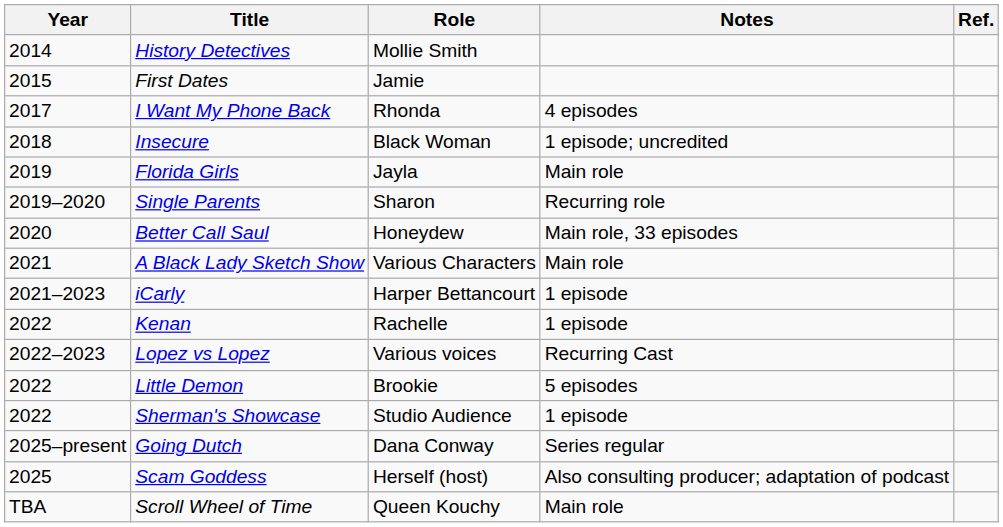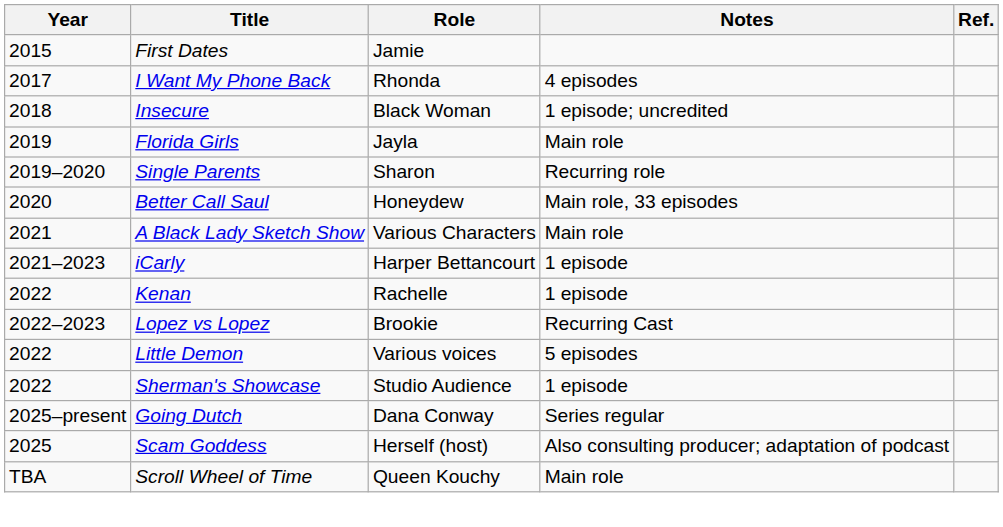- row: (213, 50)
(435, 354) Various voices -> (405, 324) Brookie
(405, 385) Brookie -> (435, 354) Various voices
